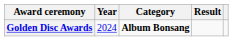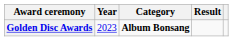(107, 28) 2024 -> (107, 28) 2023
